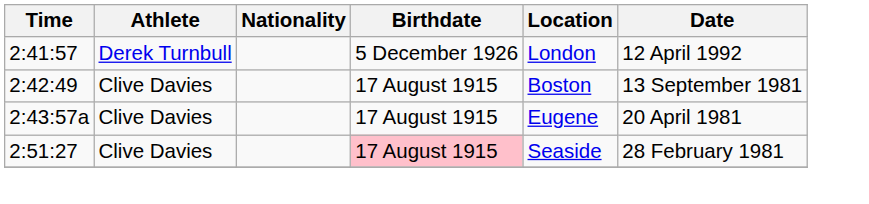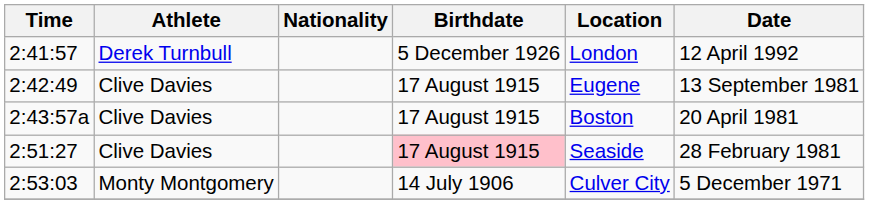(559, 85) Boston -> (605, 85) Eugene
(563, 118) Eugene -> (601, 118) Boston
+ row: (44, 183)
